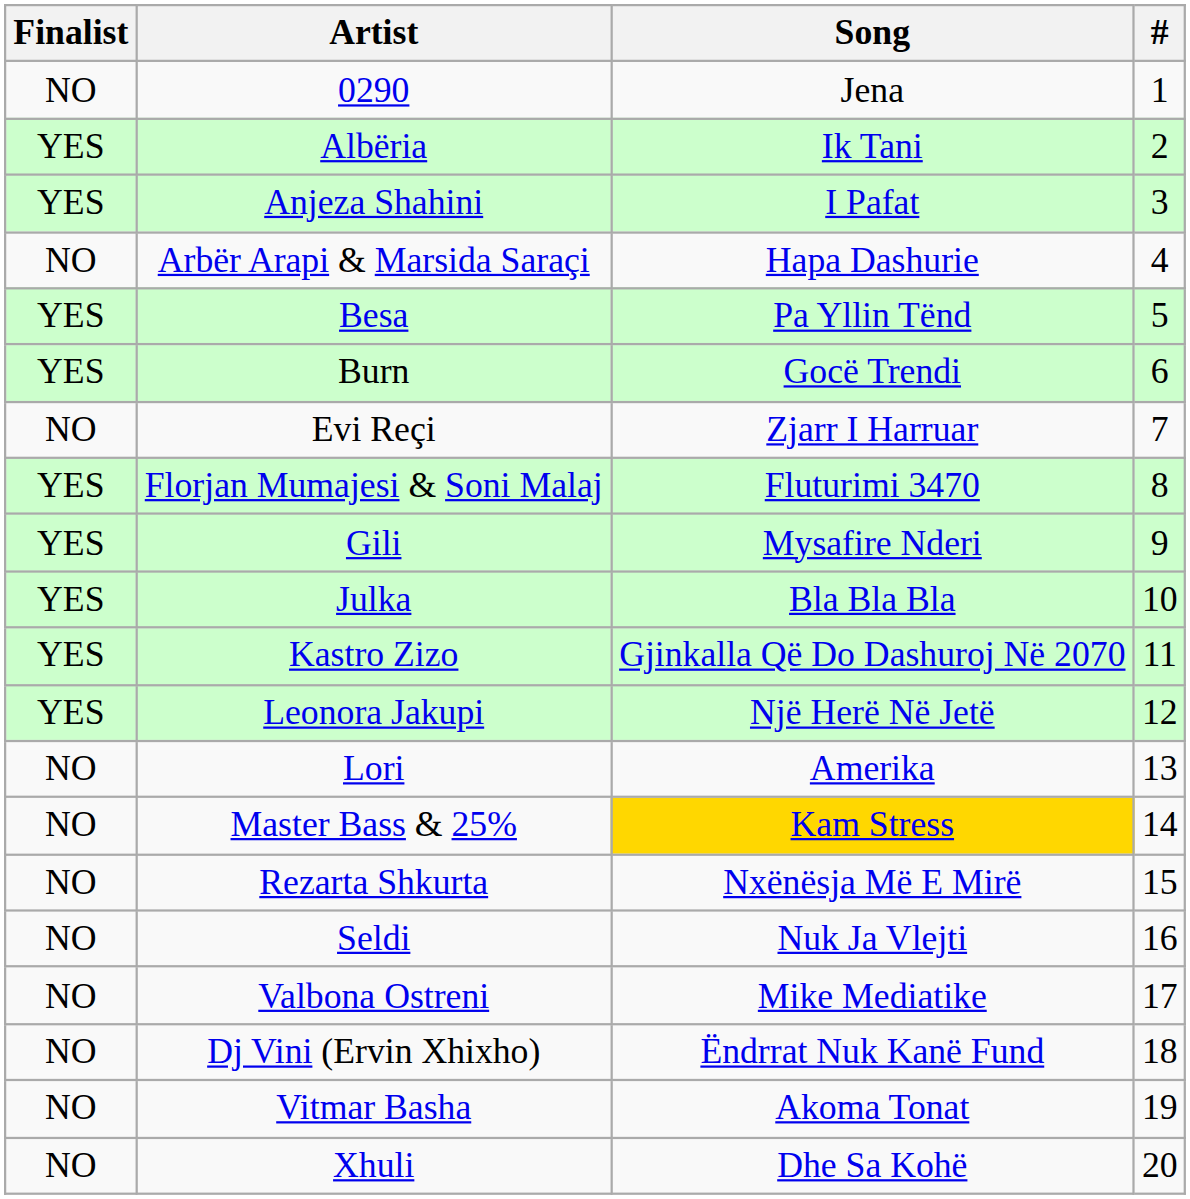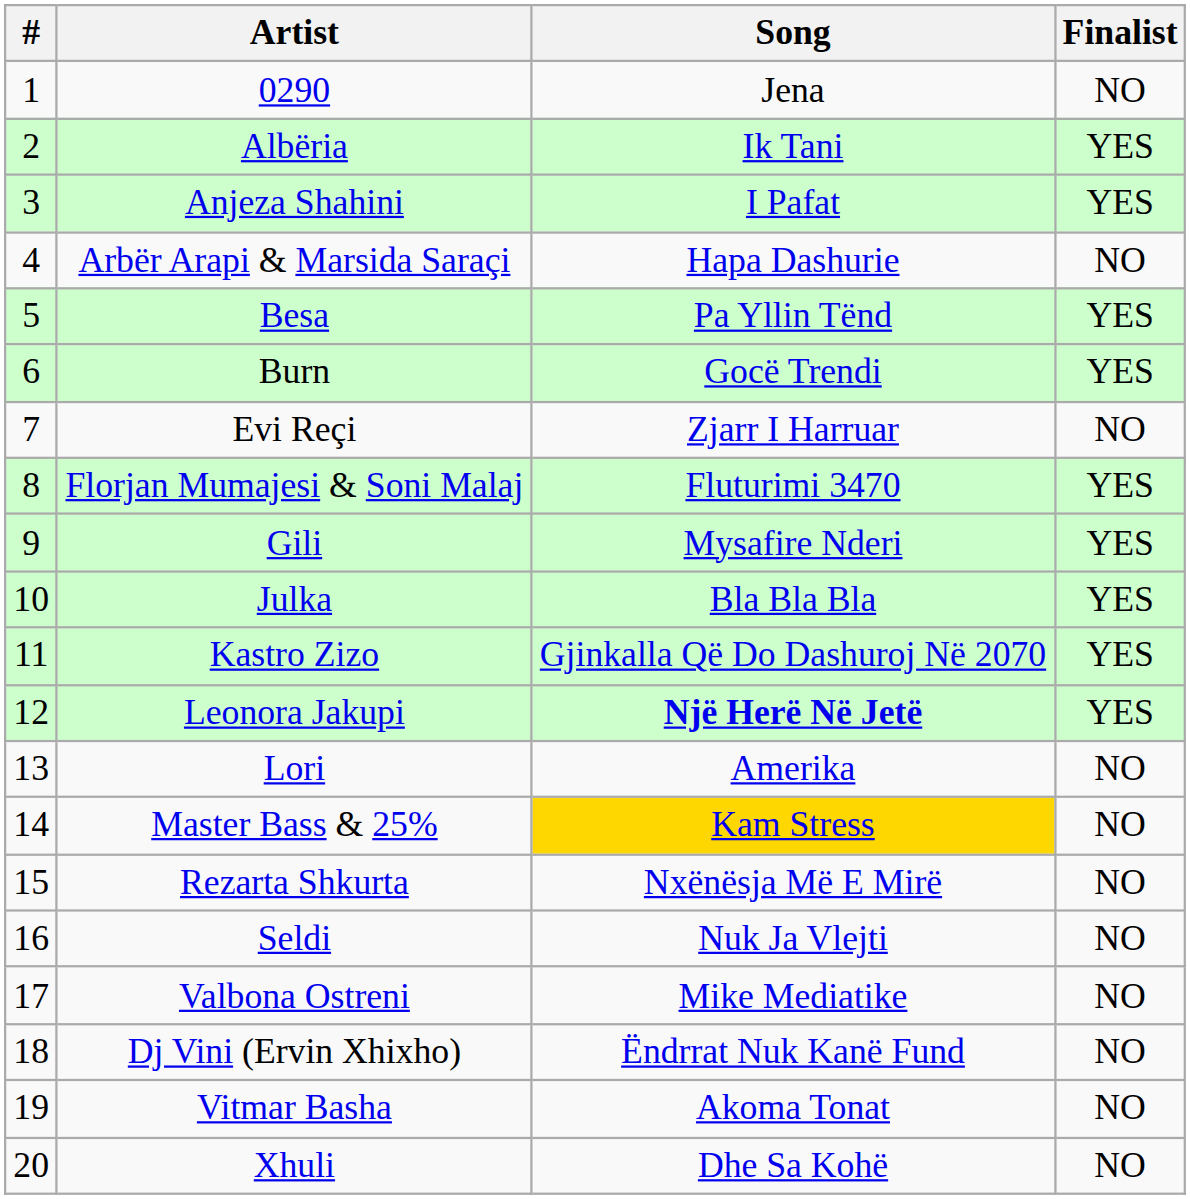columns swapped: (1160, 32) <-> (71, 32)
(872, 711) normal -> (793, 711) bold
